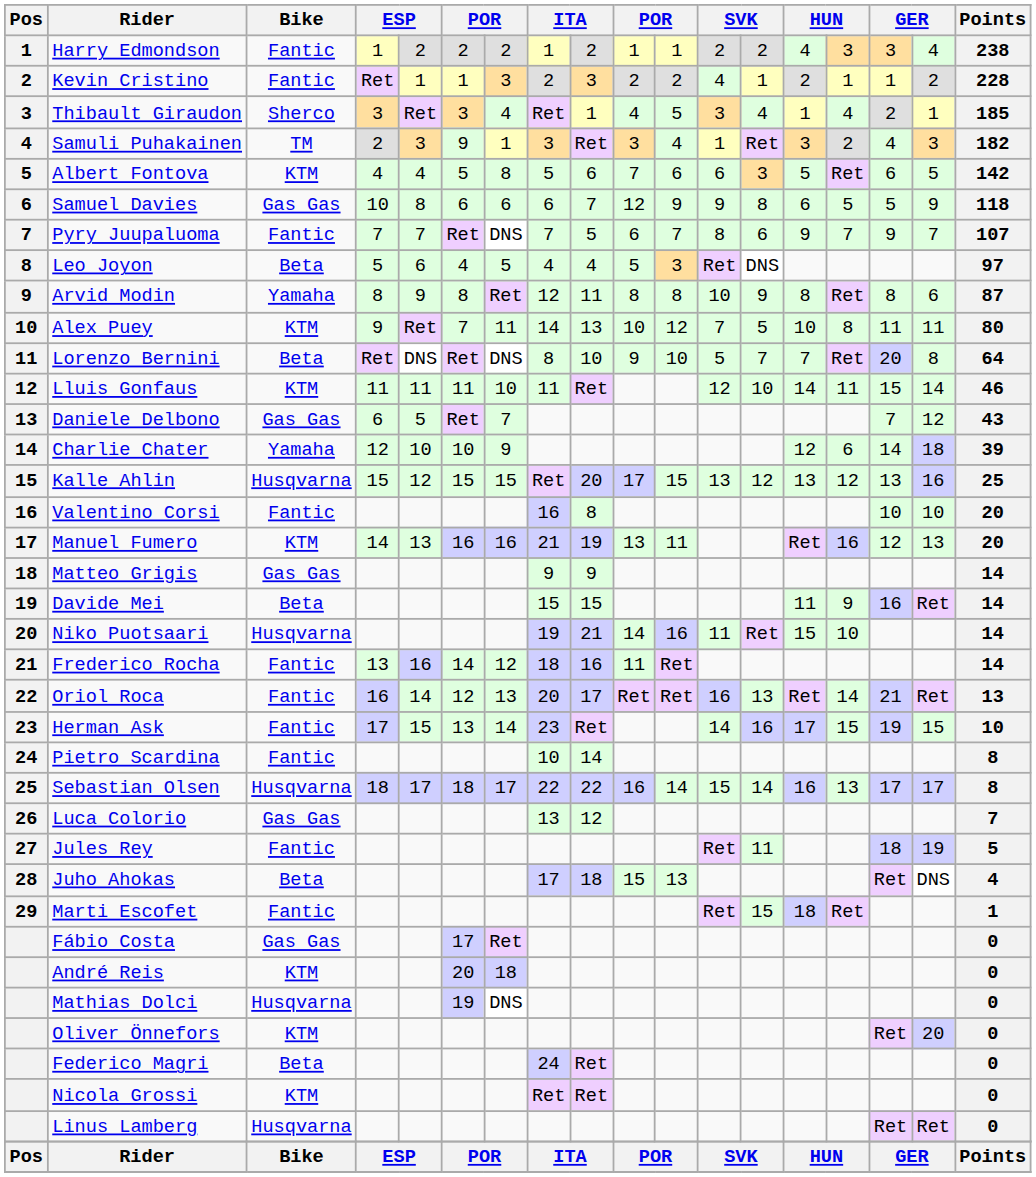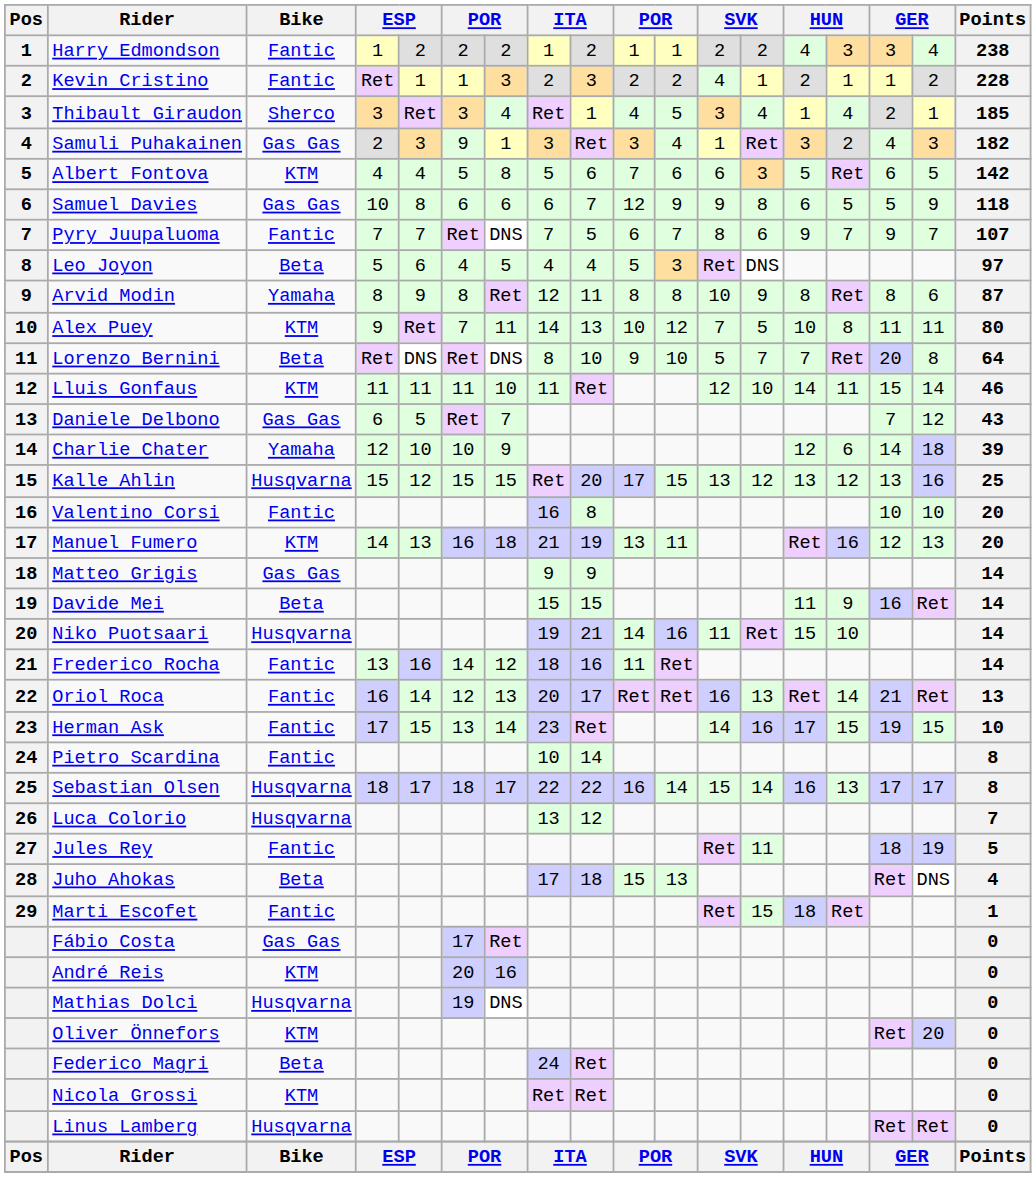(301, 143) TM -> (301, 143) Gas Gas
(506, 543) 16 -> (506, 543) 18
(301, 819) Gas Gas -> (301, 819) Husqvarna
(506, 973) 18 -> (506, 973) 16
